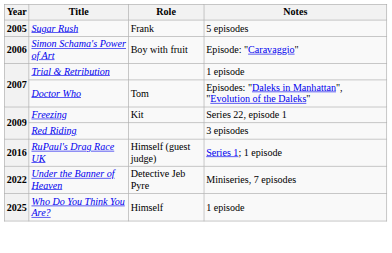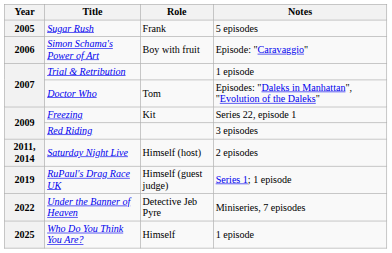+ row: (88, 152)
(17, 152) 2016 -> (25, 180) 2019
